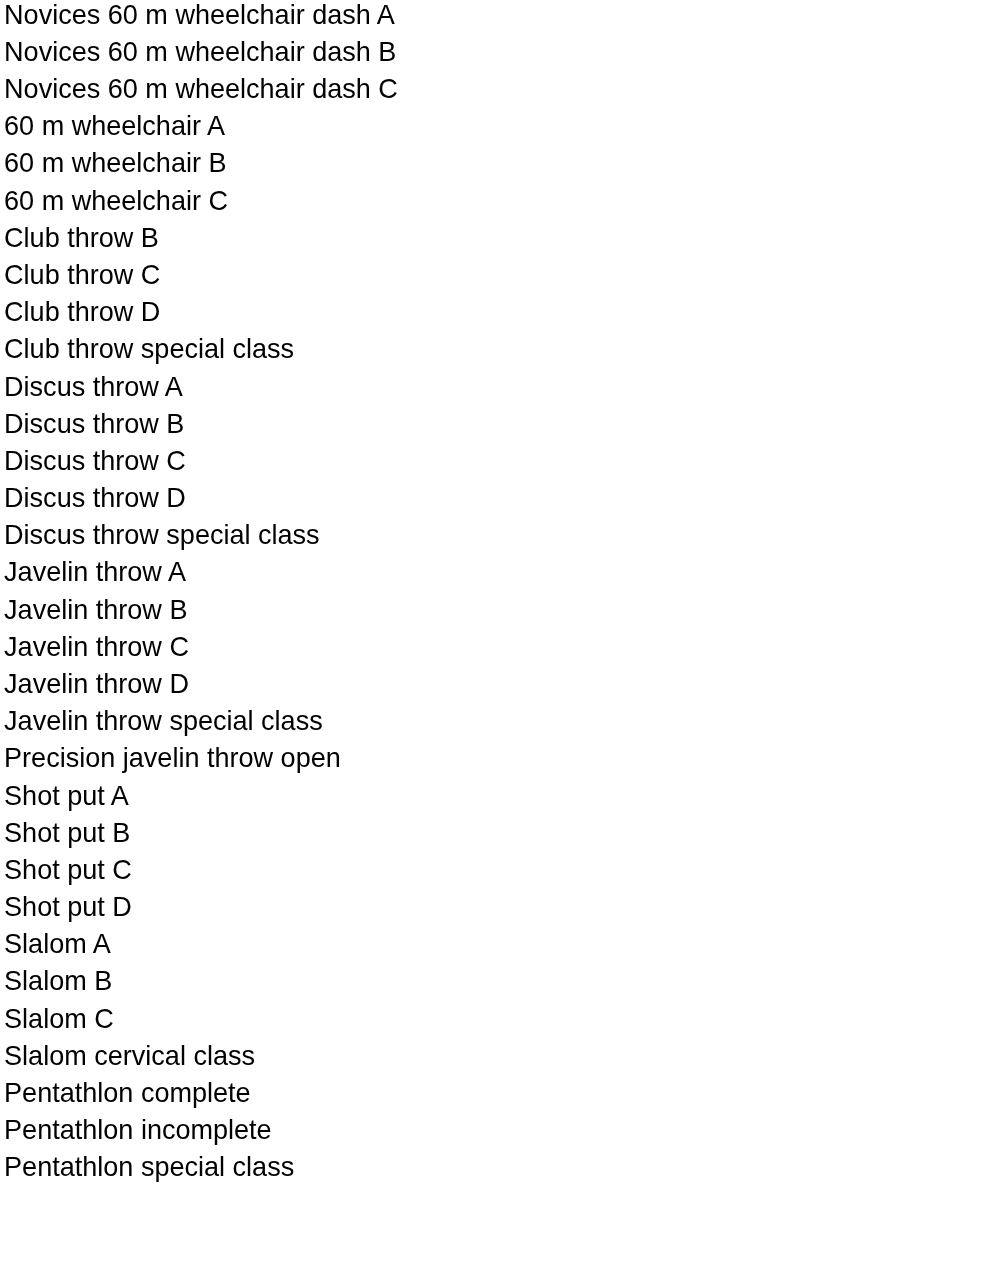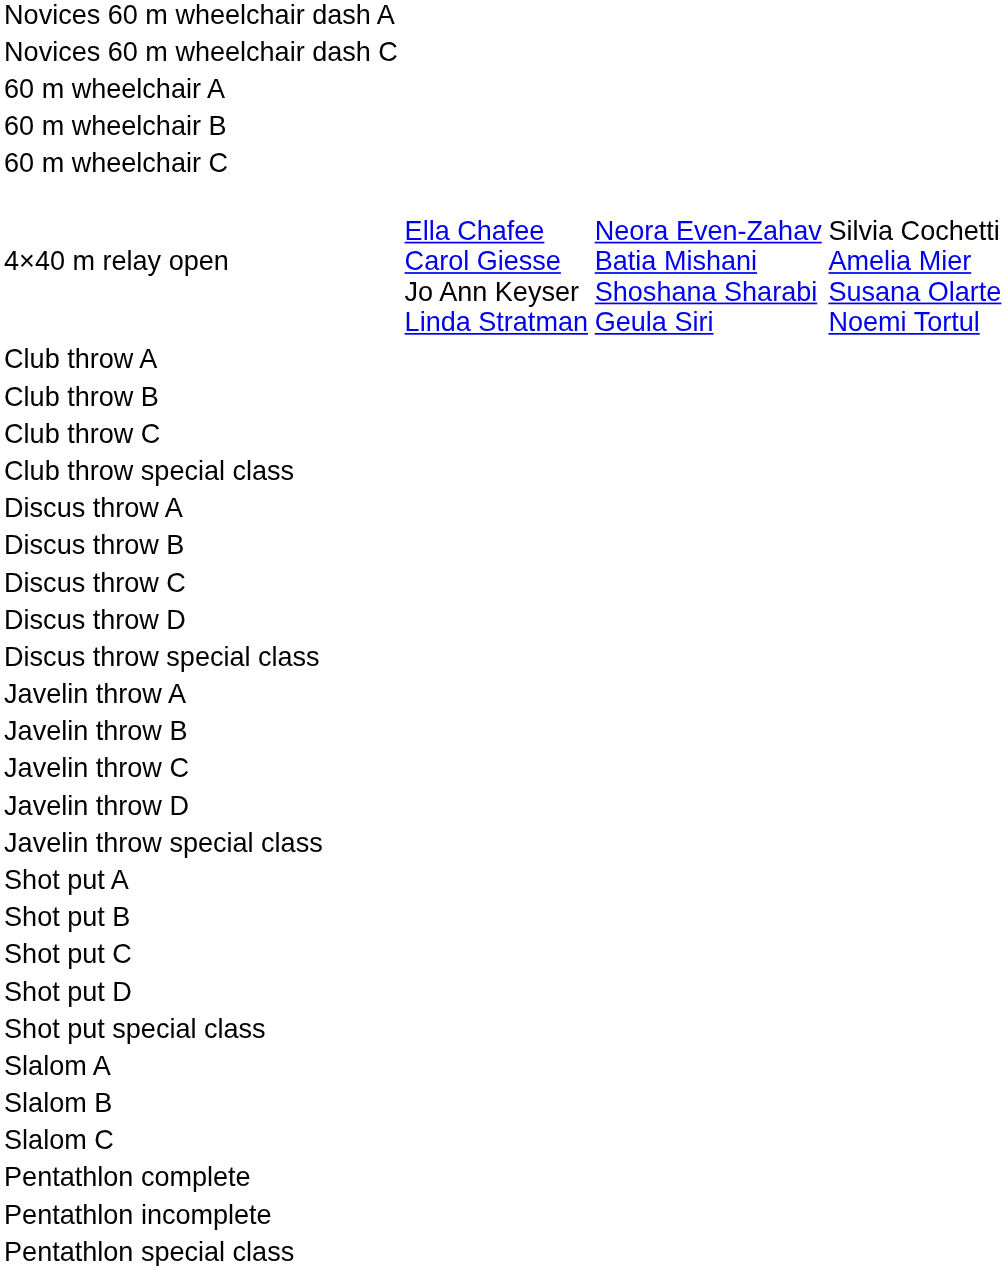- row: (200, 52)
+ row: (116, 261)
+ row: (81, 359)
- row: (82, 312)
- row: (172, 758)
+ row: (135, 1028)
- row: (130, 1055)
